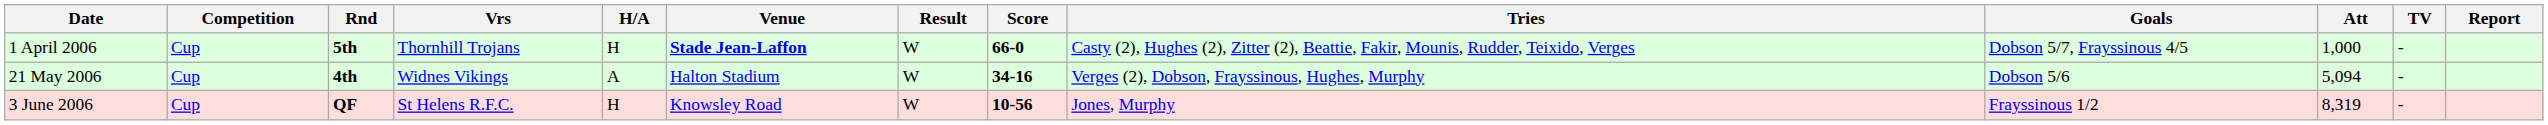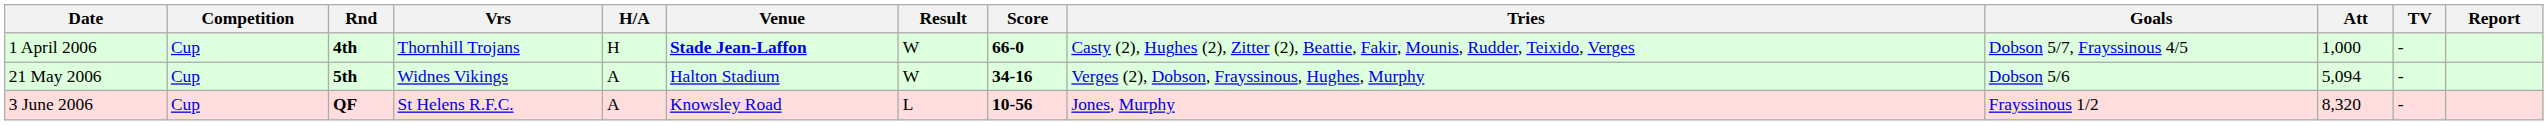(345, 47) 5th -> (345, 47) 4th
(345, 75) 4th -> (345, 75) 5th
(613, 104) H -> (613, 104) A
(911, 104) W -> (908, 104) L
(2341, 104) 8,319 -> (2341, 104) 8,320
